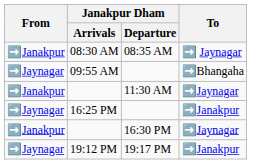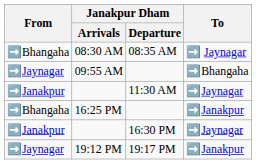(36, 52) ➡️Janakpur -> (38, 52) ➡️Bhangaha
(36, 110) ➡️Jaynagar -> (38, 110) ➡️Bhangaha
